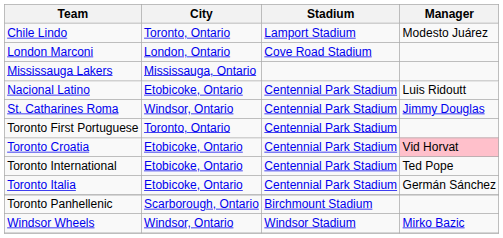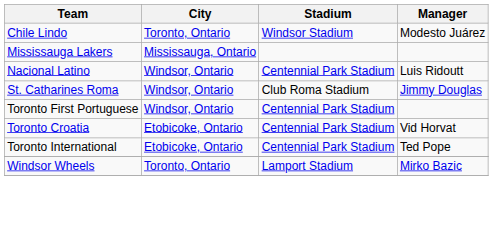(310, 33) Lamport Stadium -> (307, 33) Windsor Stadium
- row: (50, 52)
(193, 90) Etobicoke, Ontario -> (189, 71) Windsor, Ontario
(331, 109) Centennial Park Stadium -> (315, 90) Club Roma Stadium
(187, 128) Toronto, Ontario -> (189, 109) Windsor, Ontario
(431, 147) pink background -> (428, 128) no background
- row: (41, 185)
- row: (60, 204)
(189, 223) Windsor, Ontario -> (187, 166) Toronto, Ontario
(310, 223) Windsor Stadium -> (307, 166) Lamport Stadium
